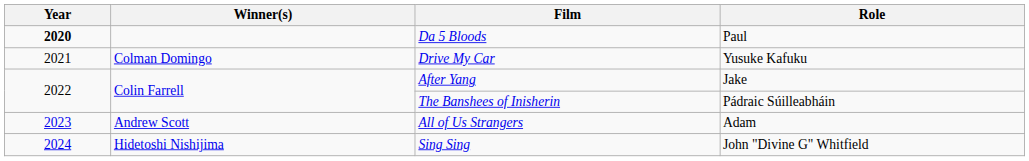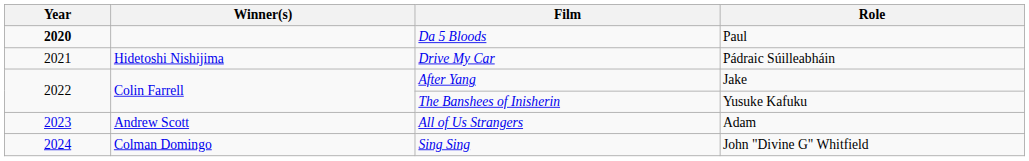(163, 58) Colman Domingo -> (169, 58) Hidetoshi Nishijima
(765, 58) Yusuke Kafuku -> (779, 58) Pádraic Súilleabháin
(779, 101) Pádraic Súilleabháin -> (765, 101) Yusuke Kafuku
(169, 144) Hidetoshi Nishijima -> (163, 144) Colman Domingo
